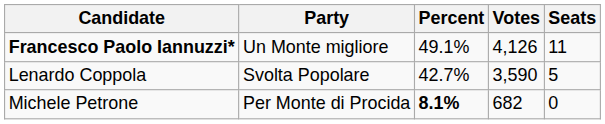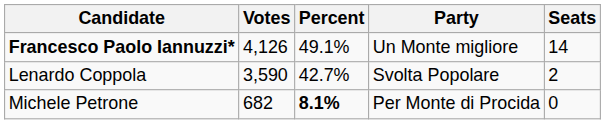columns swapped: (516, 18) <-> (327, 18)
(558, 47) 11 -> (558, 47) 14
(553, 75) 5 -> (553, 75) 2
